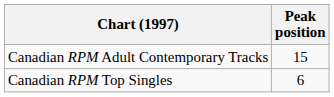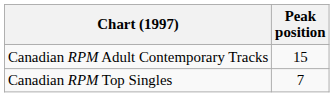(300, 80) 6 -> (300, 80) 7
